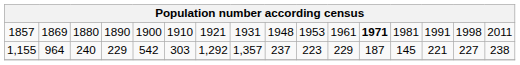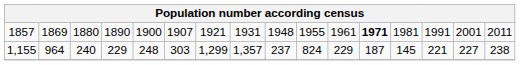(180, 32) 1910 -> (180, 32) 1907
(312, 32) 1953 -> (312, 32) 1955
(469, 32) 1998 -> (469, 32) 2001
(149, 50) 542 -> (149, 50) 248
(213, 50) 1,292 -> (213, 50) 1,299
(312, 50) 223 -> (312, 50) 824
